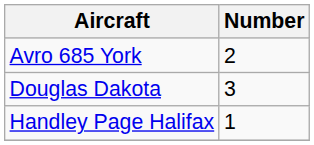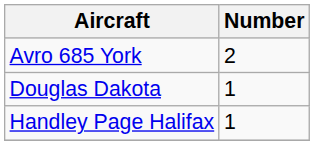(230, 88) 3 -> (230, 88) 1
